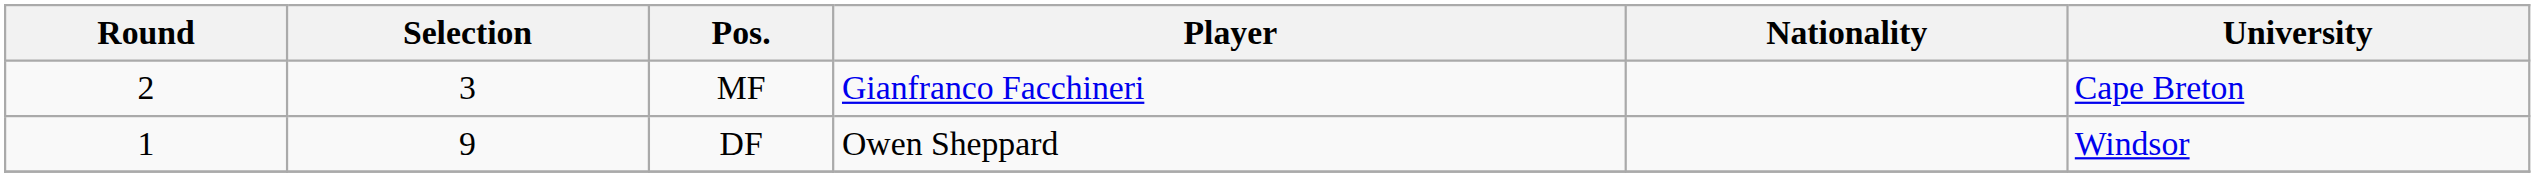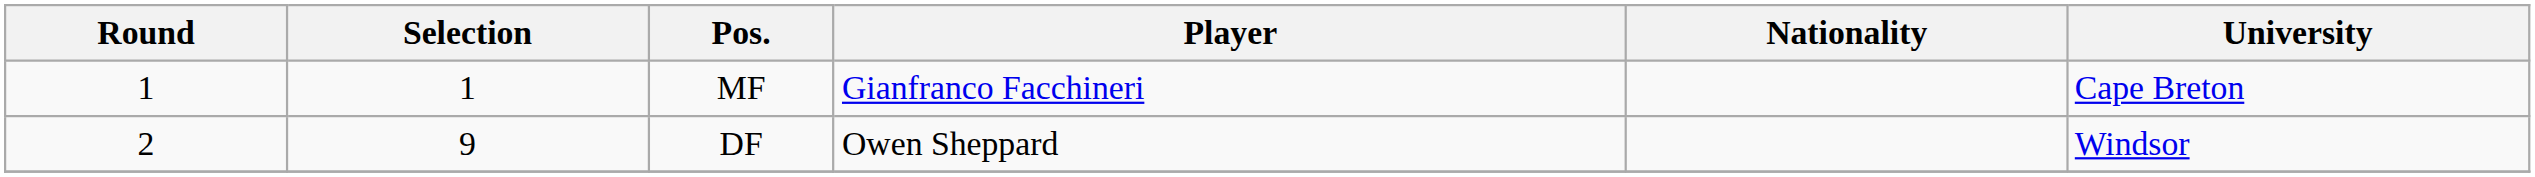(146, 88) 2 -> (146, 88) 1
(468, 88) 3 -> (468, 88) 1
(146, 143) 1 -> (146, 143) 2
